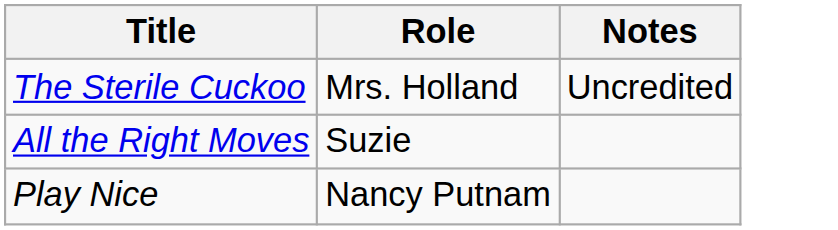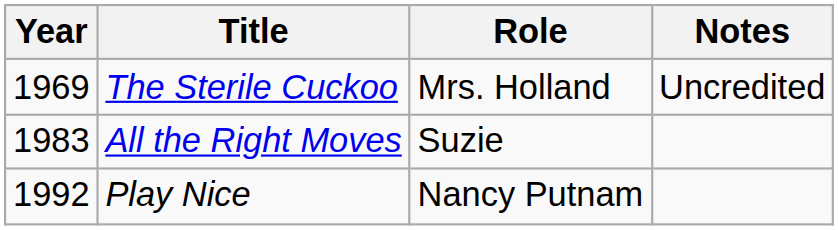+ column: (51, 31)
